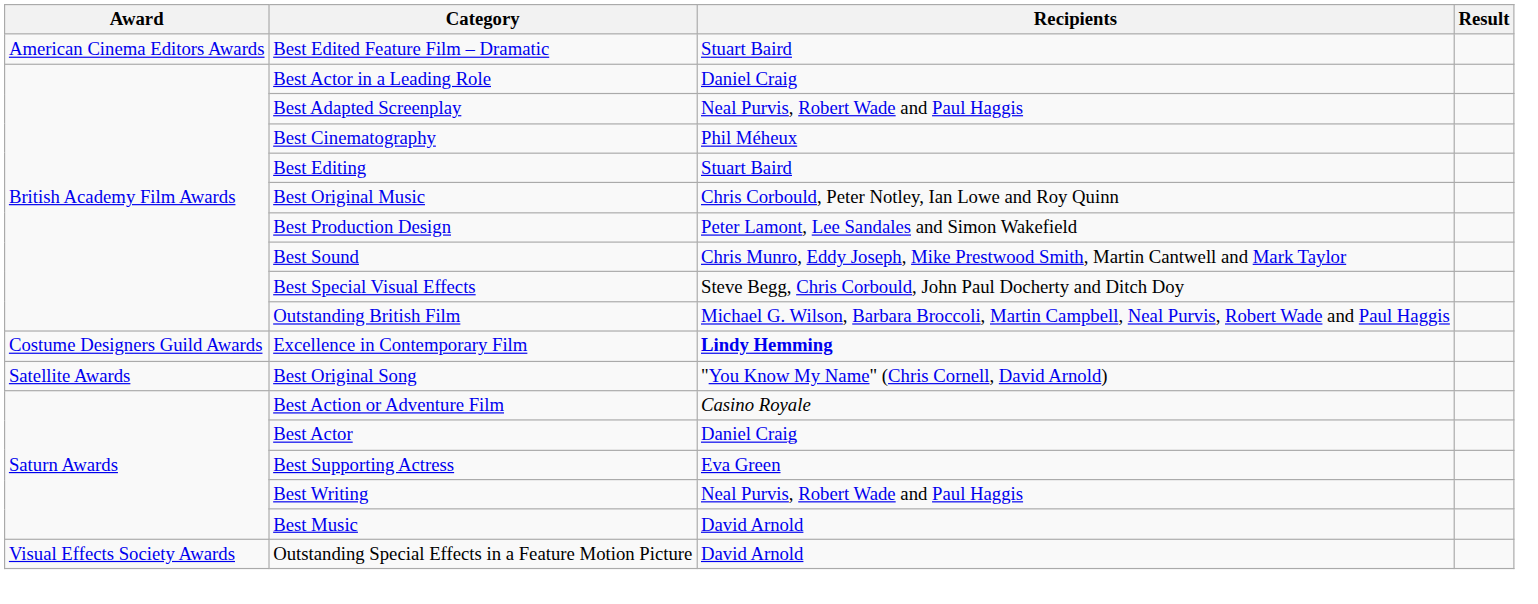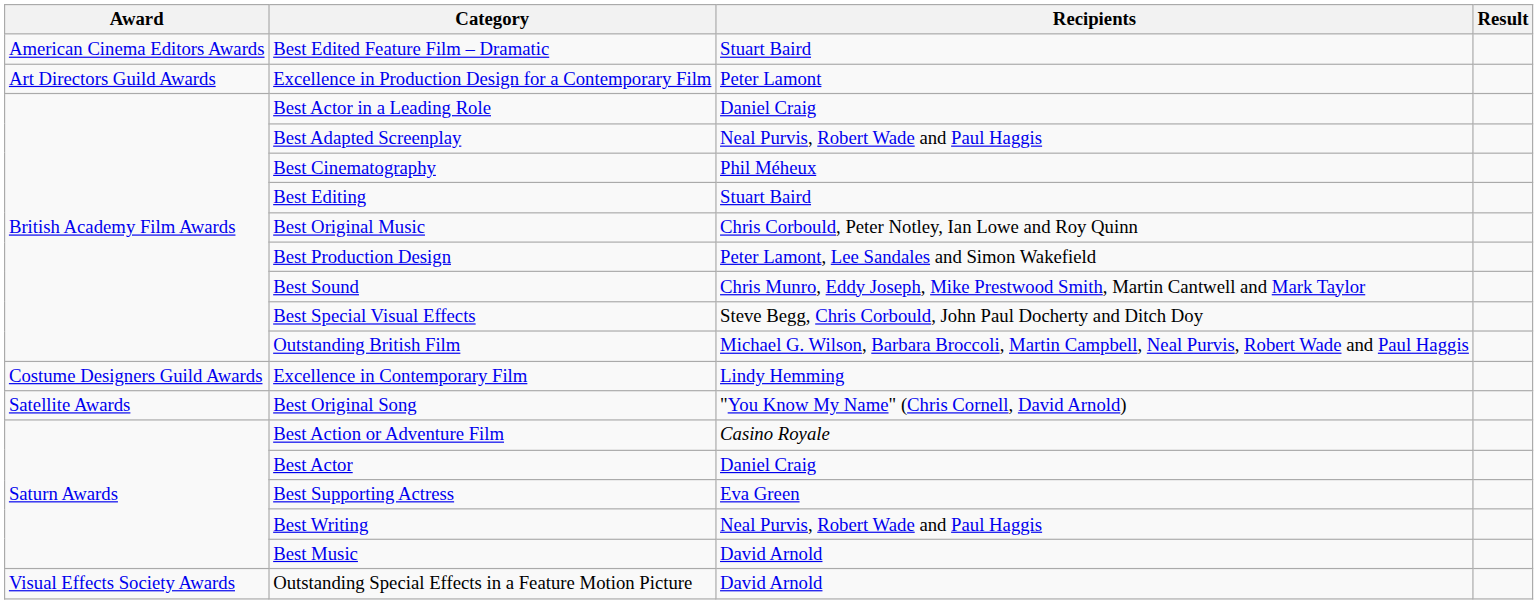+ row: (492, 78)
(767, 345) bold -> (782, 375) normal
